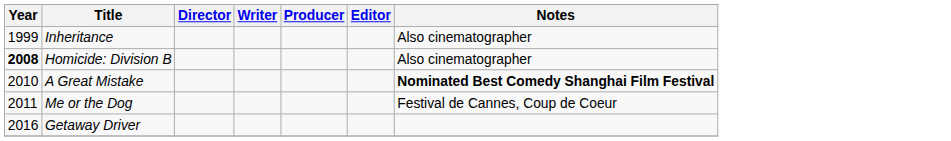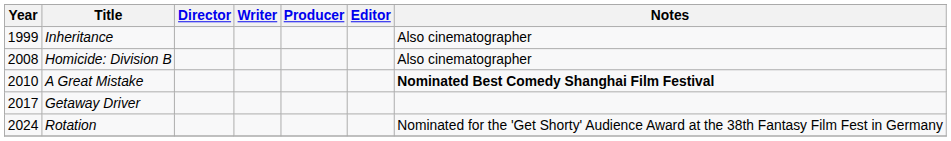(23, 59) bold -> (23, 59) normal
- row: (89, 103)
(23, 125) 2016 -> (23, 103) 2017
+ row: (71, 125)
